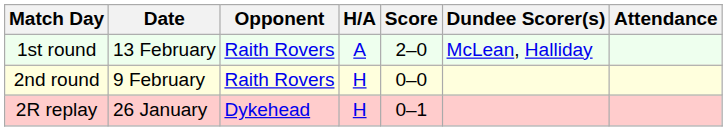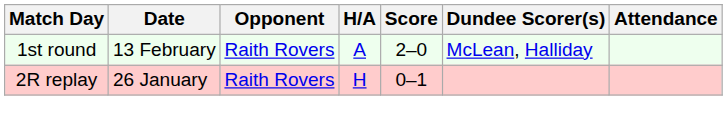- row: (57, 79)
(267, 110) Dykehead -> (279, 79) Raith Rovers
